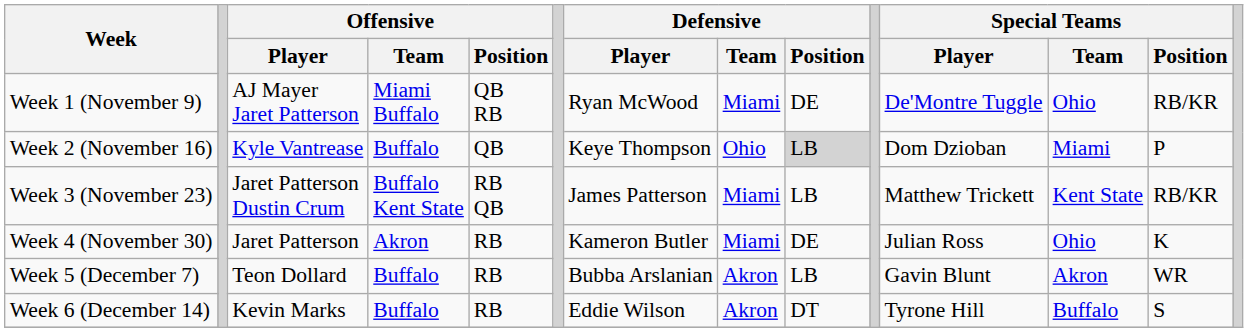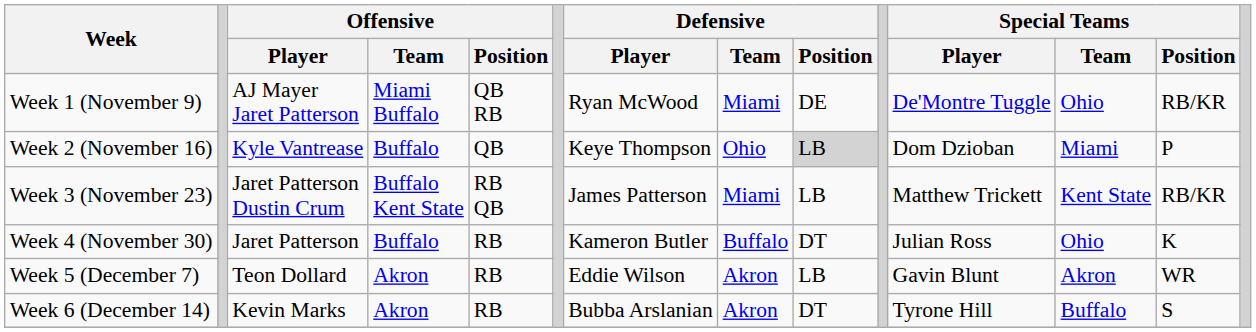(401, 241) Akron -> (406, 241) Buffalo
(751, 241) Miami -> (755, 241) Buffalo
(805, 241) DE -> (813, 241) DT
(406, 275) Buffalo -> (401, 275) Akron
(640, 275) Bubba Arslanian -> (627, 275) Eddie Wilson
(406, 310) Buffalo -> (401, 310) Akron
(627, 310) Eddie Wilson -> (640, 310) Bubba Arslanian
